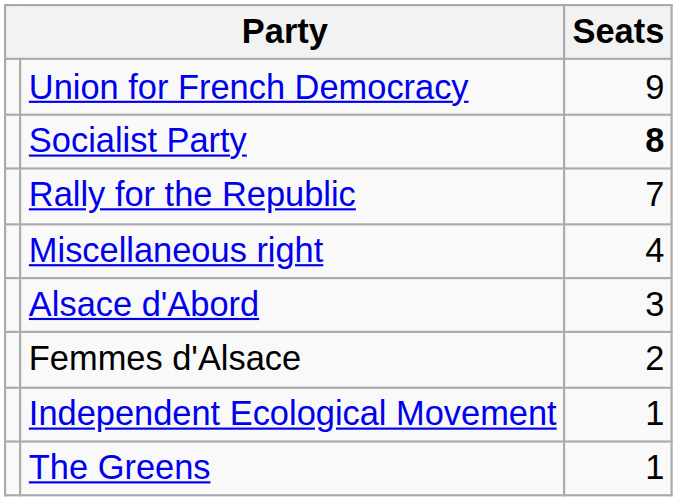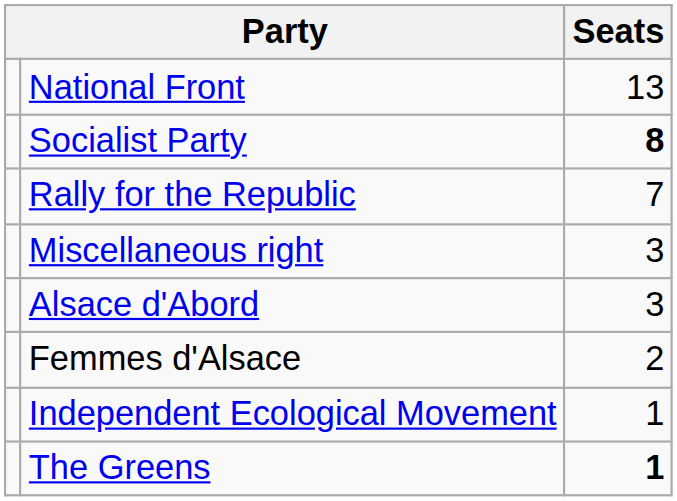+ row: (137, 86)
- row: (249, 86)
(655, 250) 4 -> (655, 250) 3
(655, 468) normal -> (655, 468) bold
